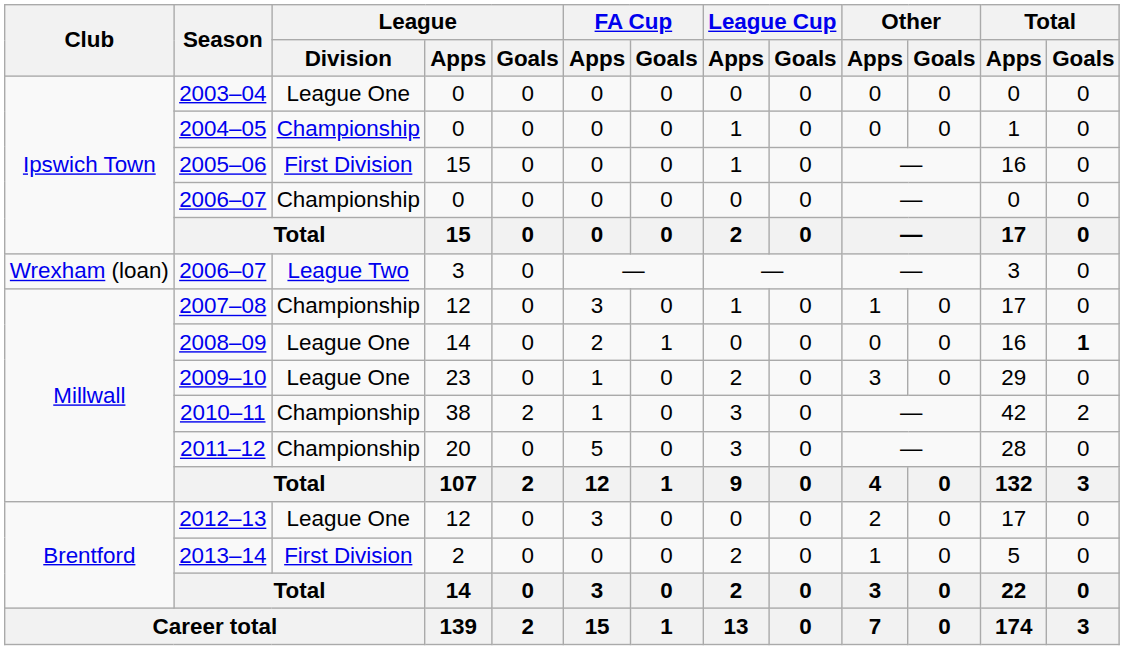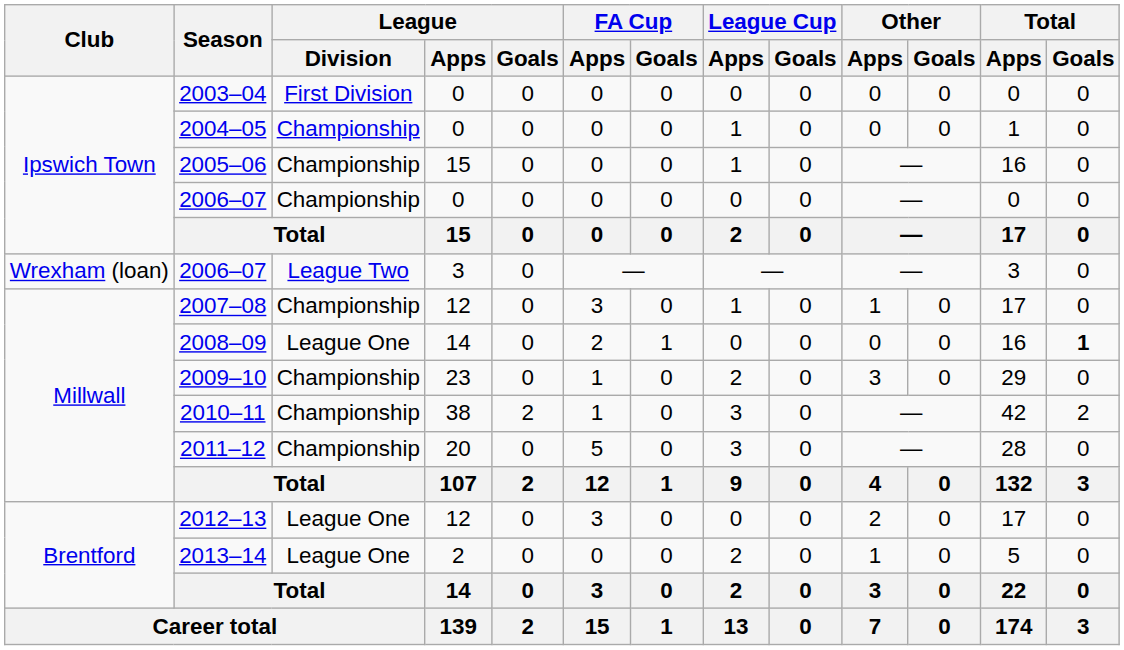(348, 93) League One -> (348, 93) First Division
(348, 164) First Division -> (348, 164) Championship
(348, 377) League One -> (348, 377) Championship
(348, 555) First Division -> (348, 555) League One
